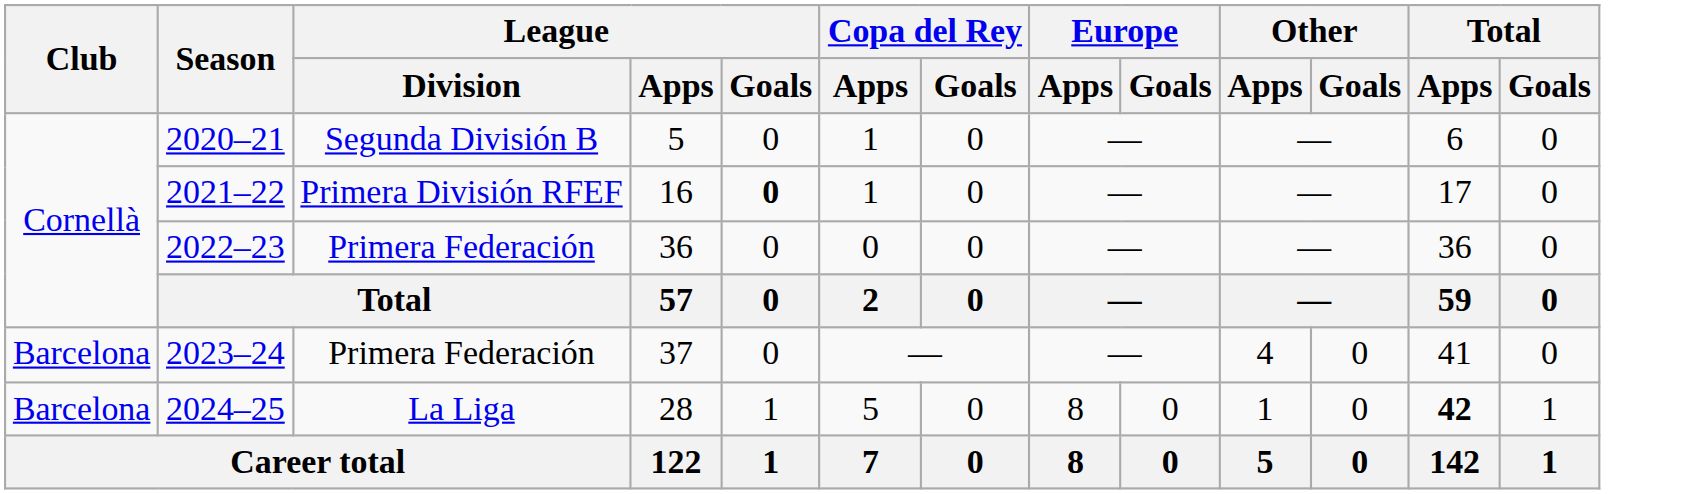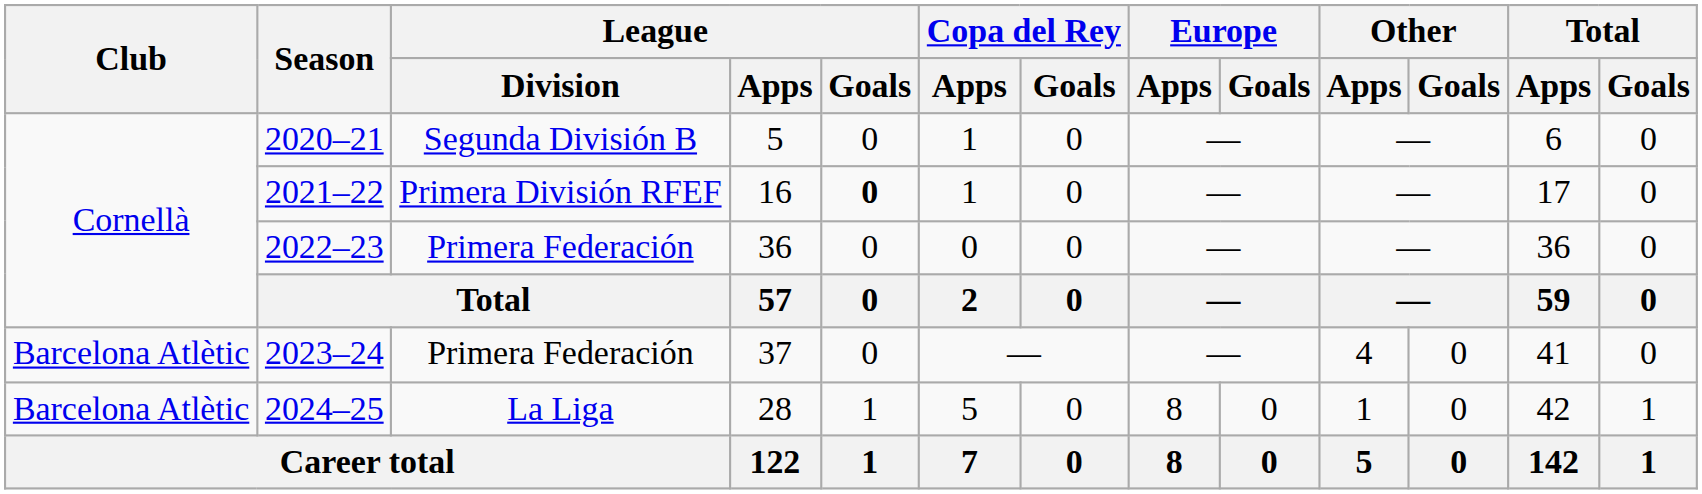(82, 354) Barcelona -> (131, 354) Barcelona Atlètic
(82, 407) Barcelona -> (131, 407) Barcelona Atlètic
(1455, 407) bold -> (1554, 407) normal
